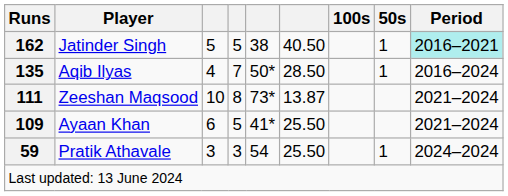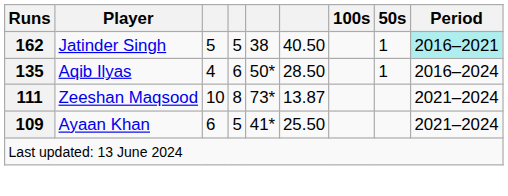(237, 72) 7 -> (237, 72) 6
- row: (115, 151)
